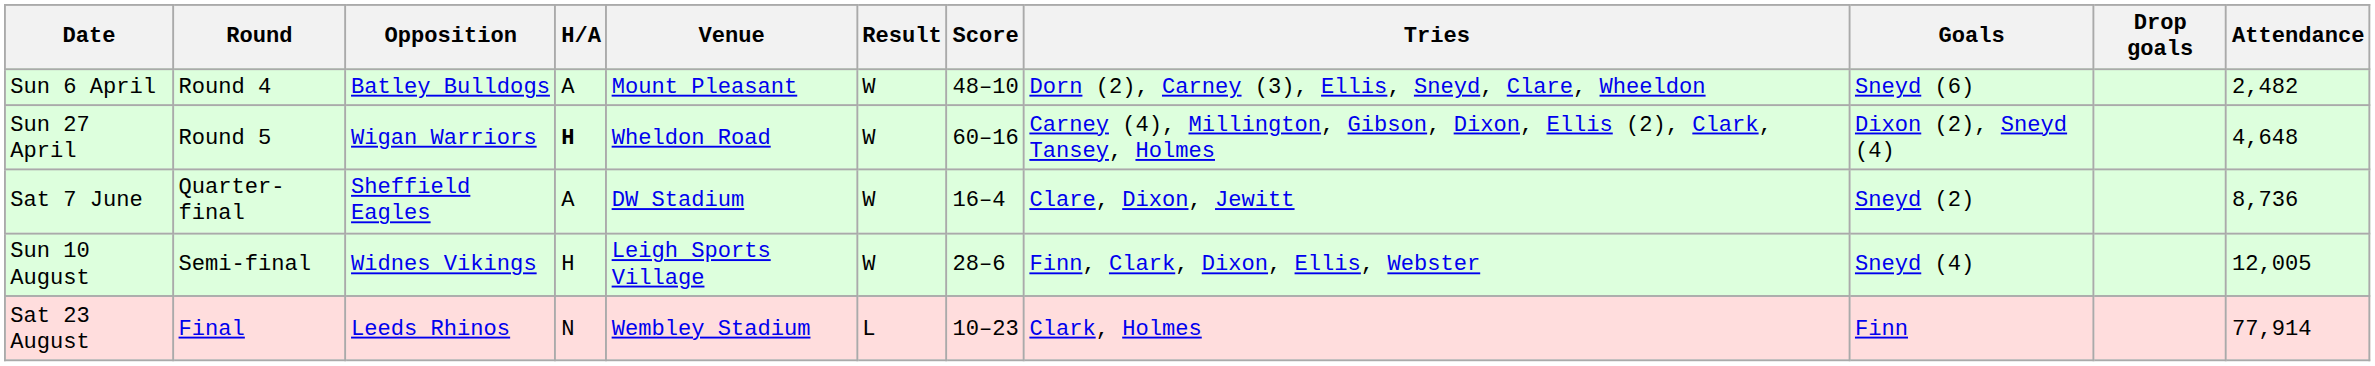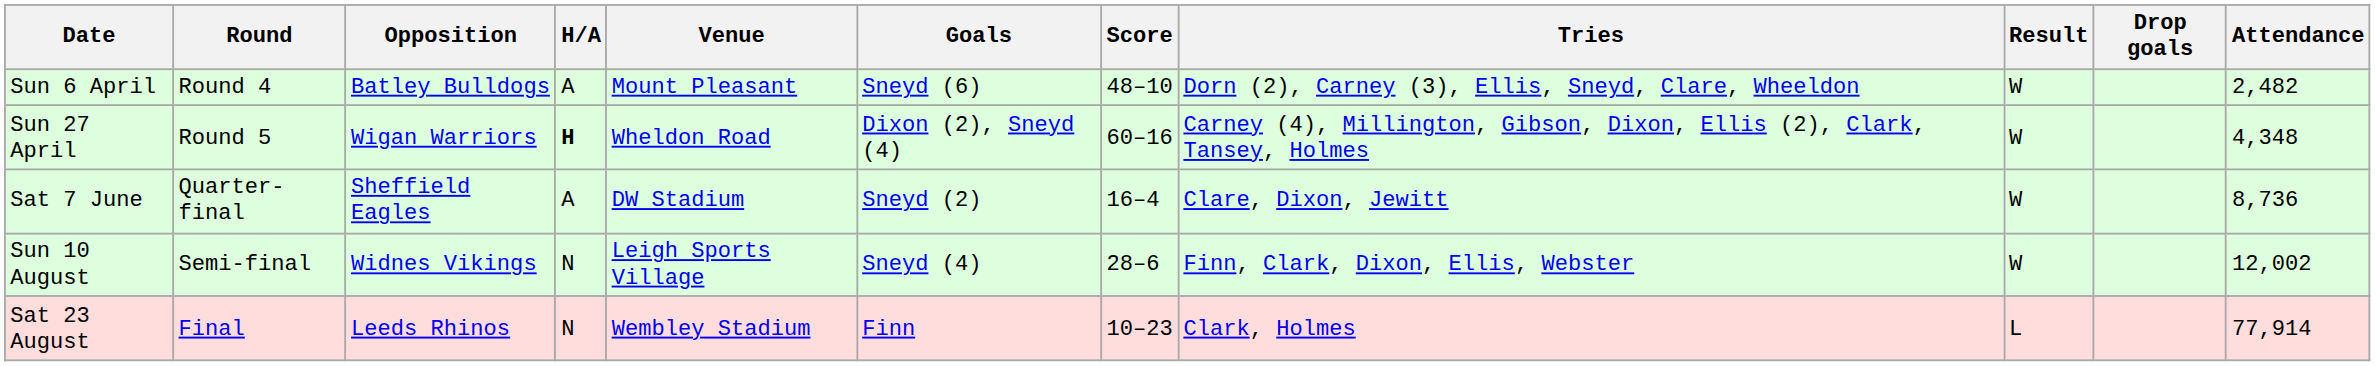columns swapped: (902, 36) <-> (1972, 36)
(2265, 137) 4,648 -> (2265, 137) 4,348
(568, 264) H -> (568, 264) N
(2272, 264) 12,005 -> (2272, 264) 12,002
